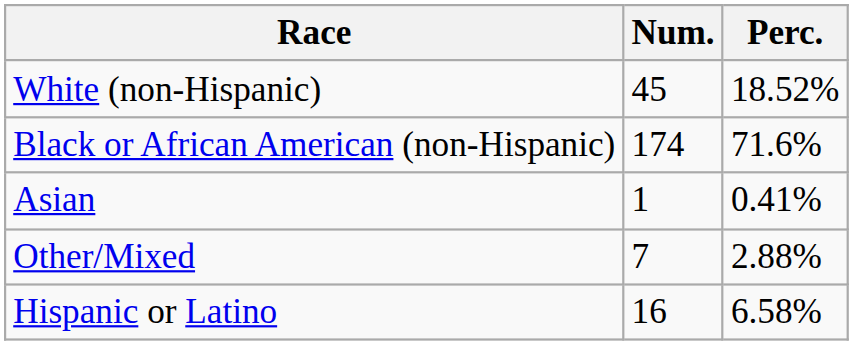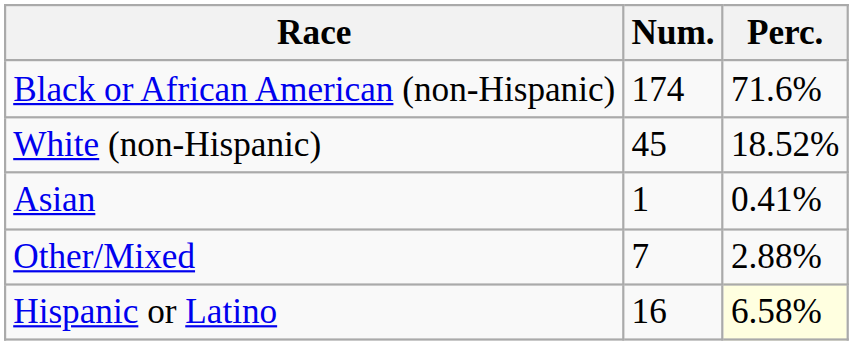rows swapped: (167, 88) <-> (314, 144)
(776, 311) no background -> (776, 311) lightyellow background
